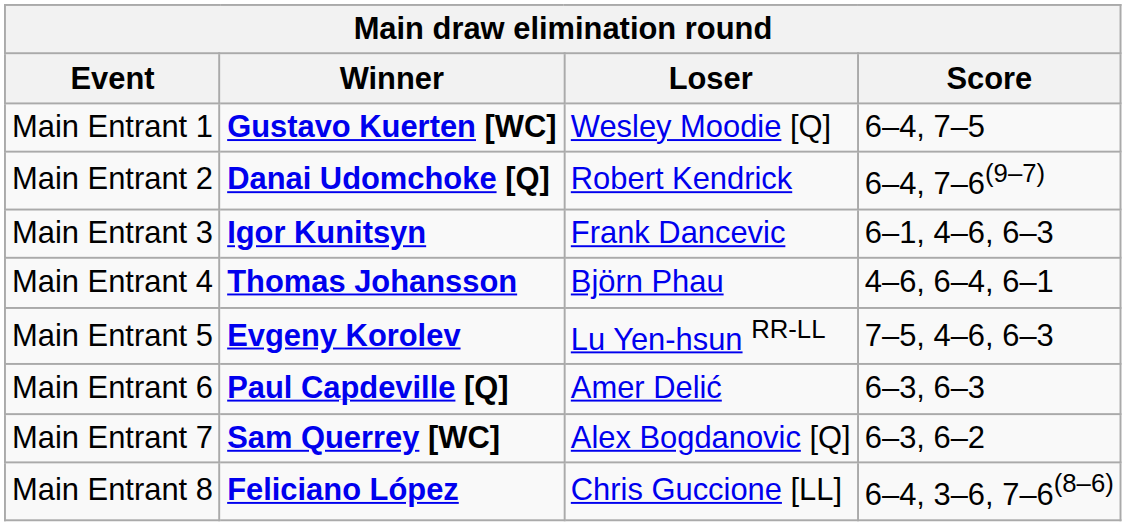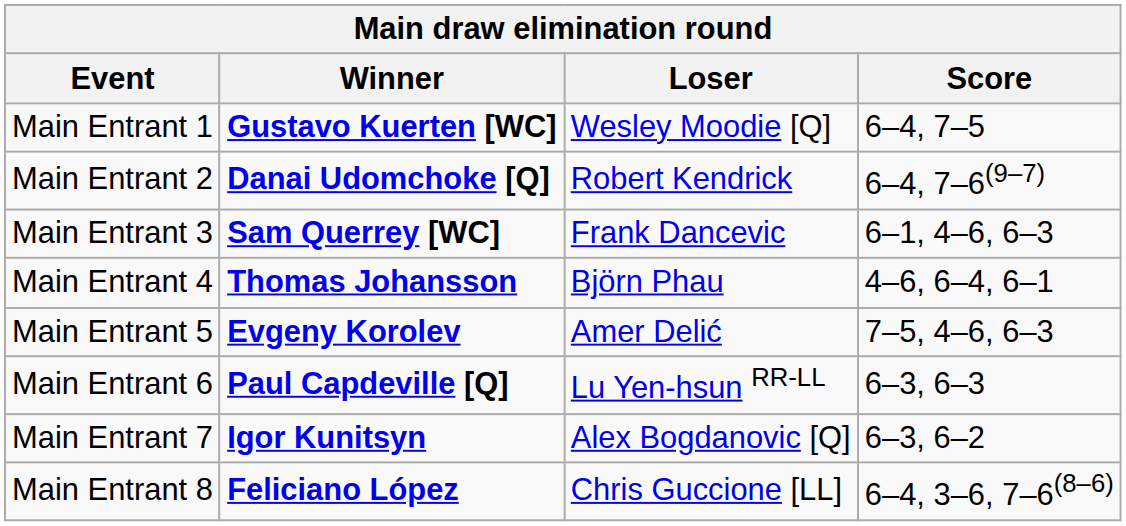(327, 233) Igor Kunitsyn -> (364, 233) Sam Querrey [WC]
(698, 335) Lu Yen-hsun RR-LL -> (646, 331) Amer Delić
(646, 388) Amer Delić -> (698, 384) Lu Yen-hsun RR-LL
(364, 437) Sam Querrey [WC] -> (327, 437) Igor Kunitsyn
